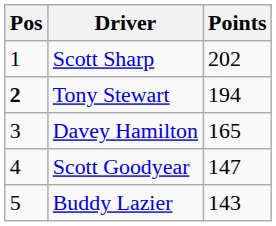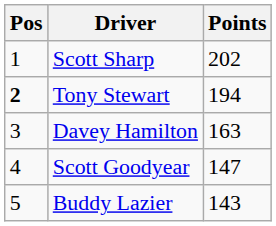(225, 131) 165 -> (225, 131) 163
